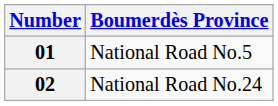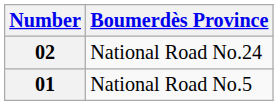rows swapped: (45, 52) <-> (45, 84)
